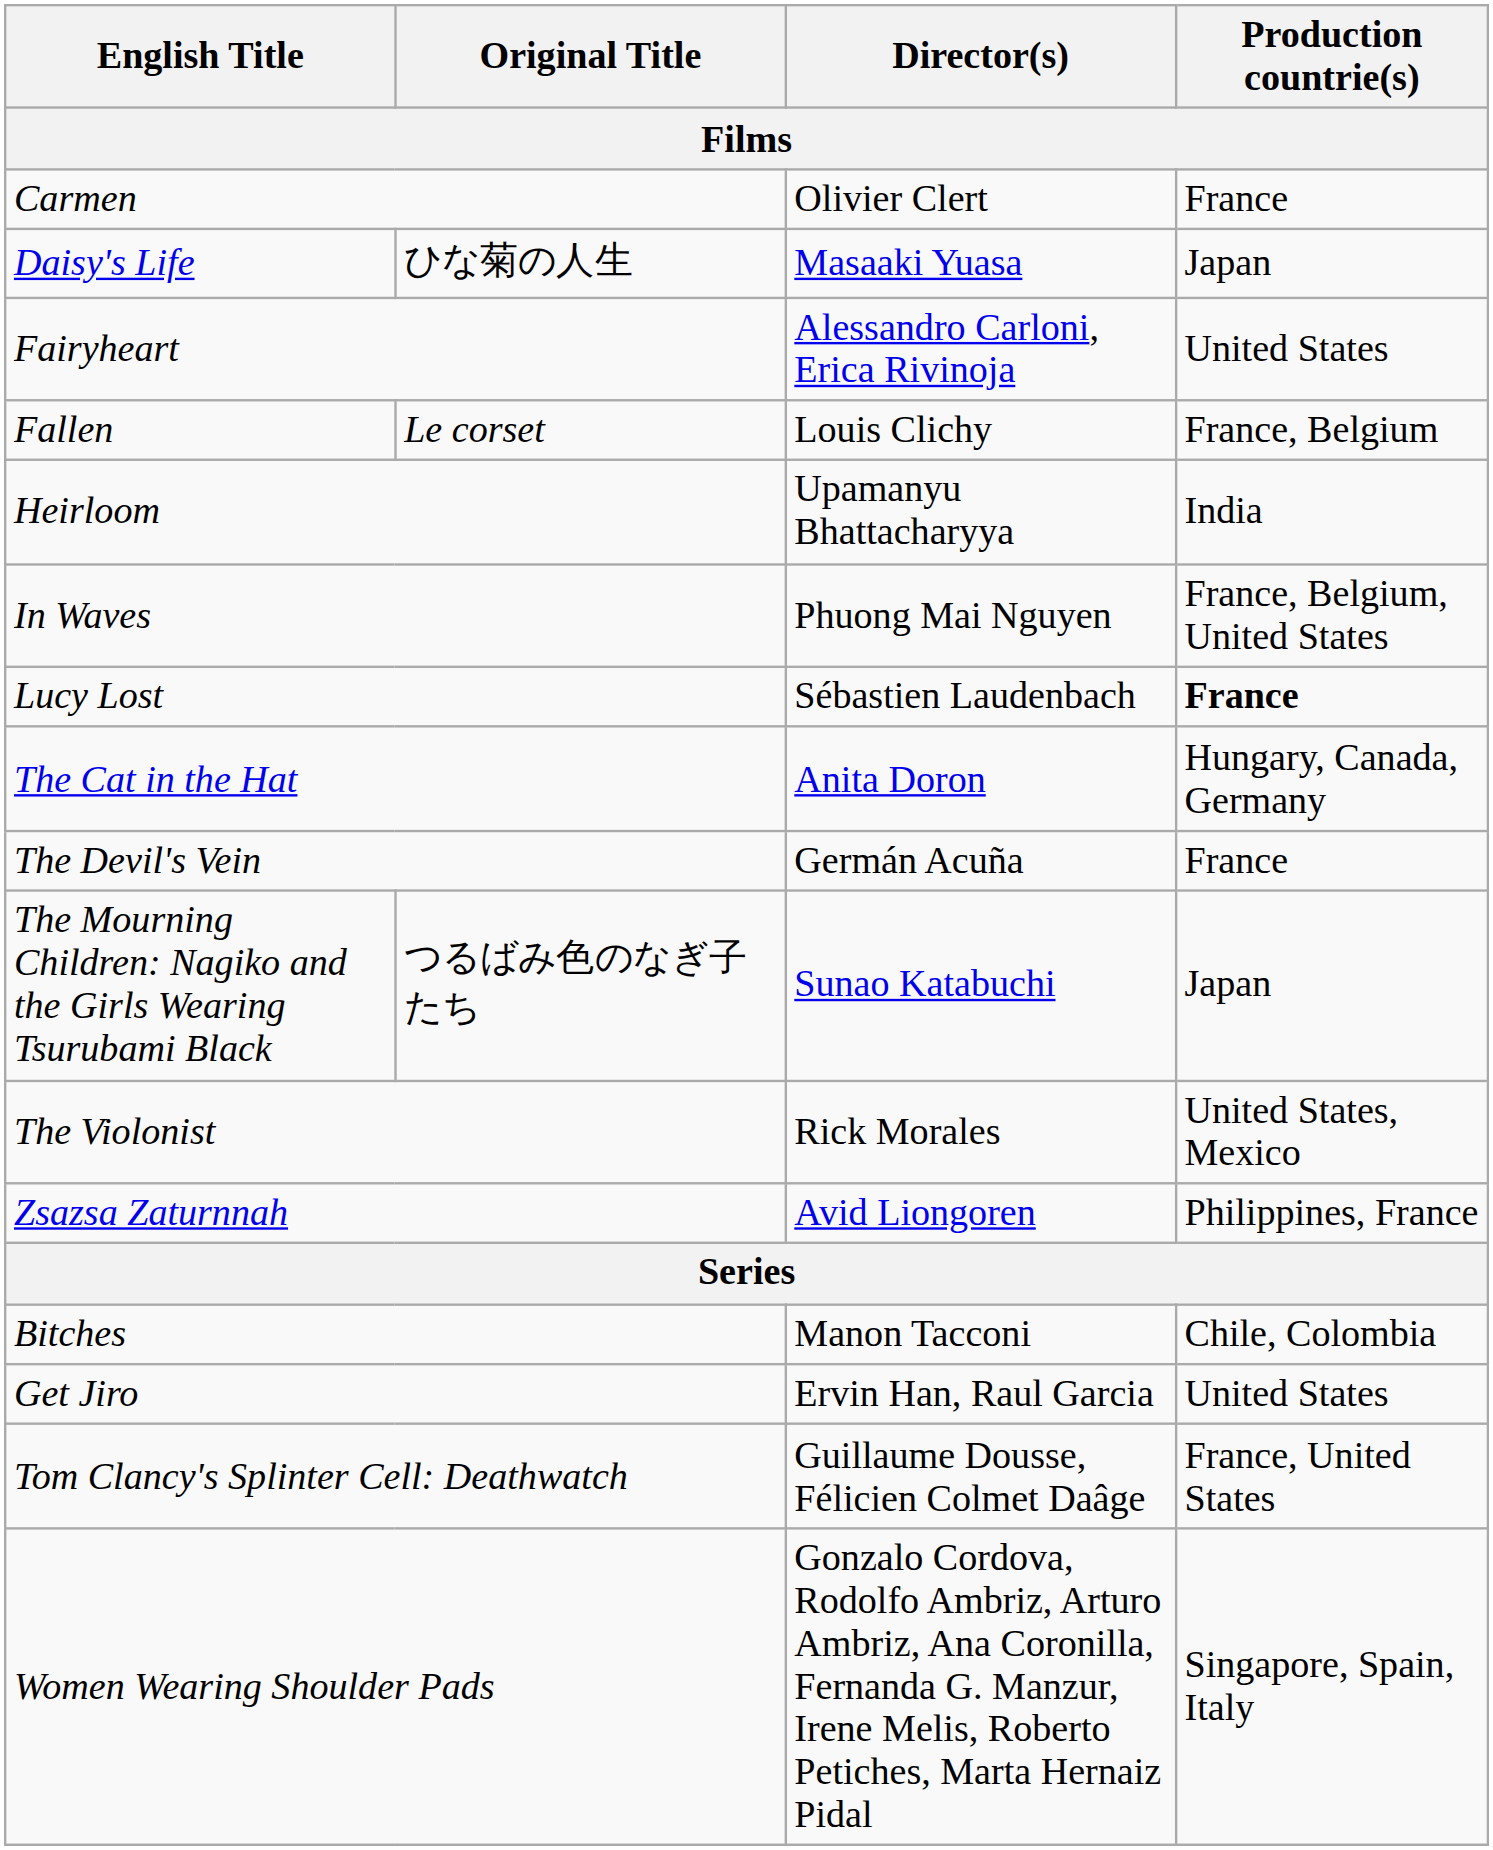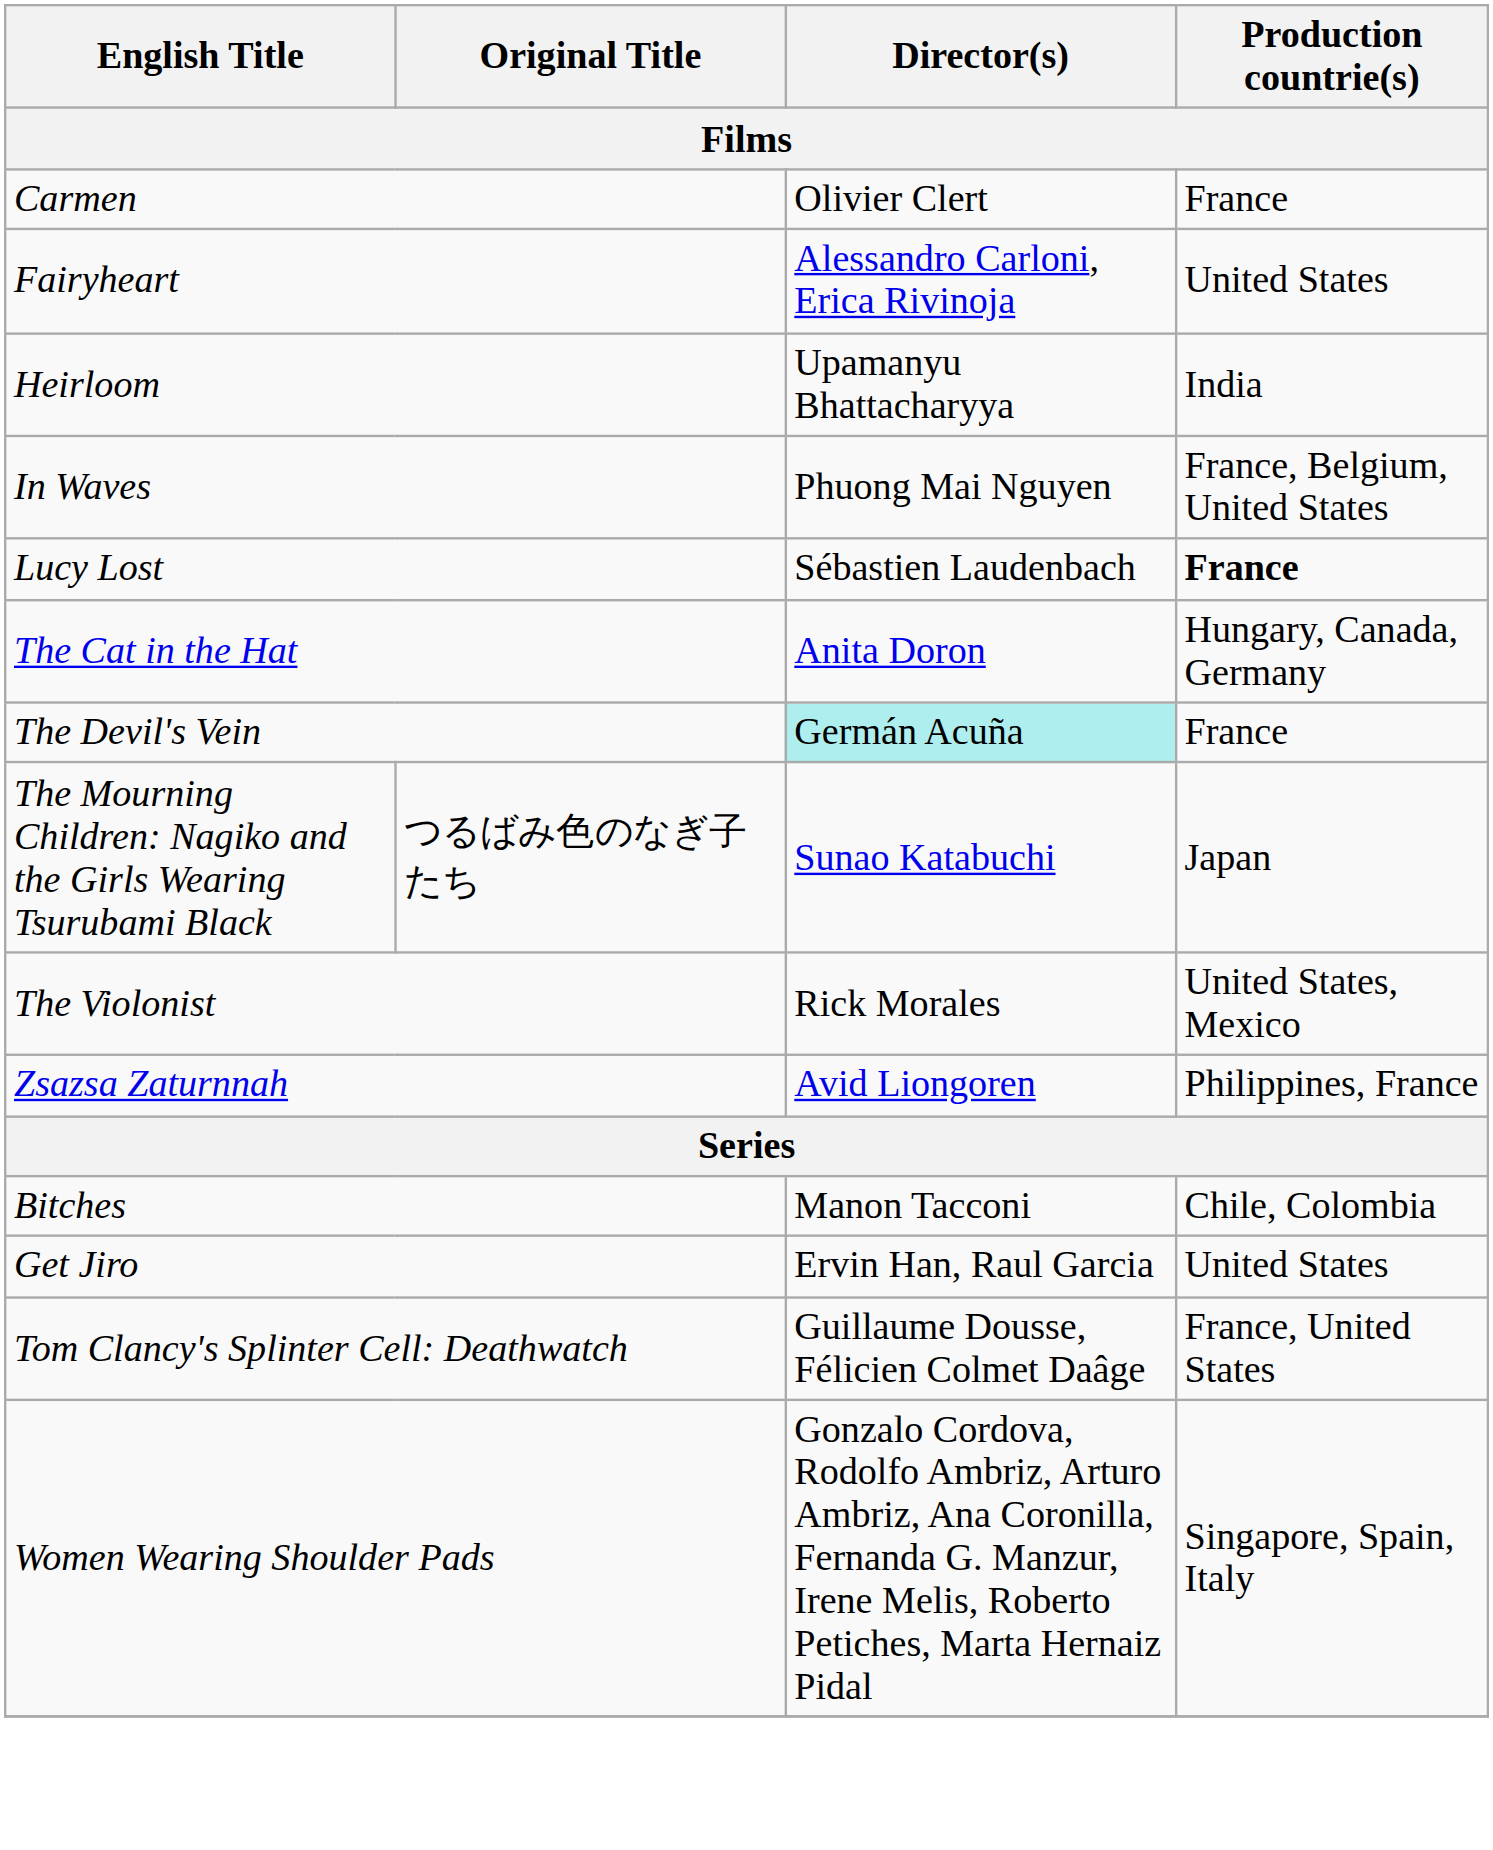- row: (104, 262)
- row: (64, 429)
(909, 859) no background -> (909, 732) paleturquoise background
